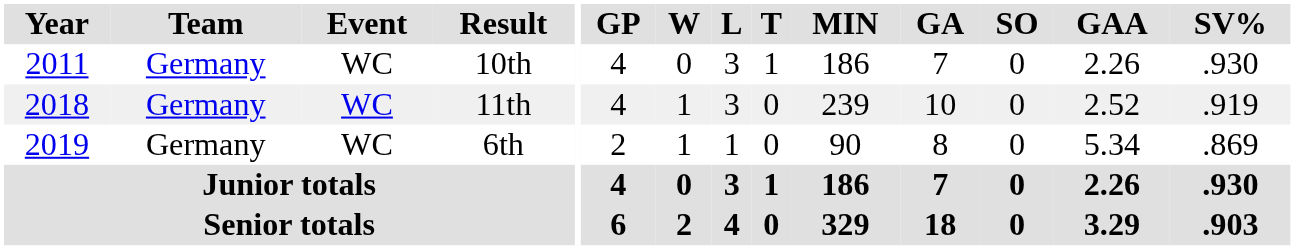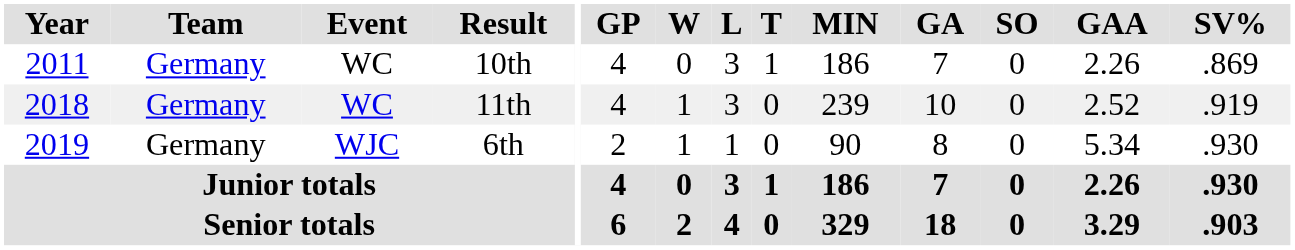(1230, 63) .930 -> (1230, 63) .869
(367, 144) WC -> (367, 144) WJC
(1230, 144) .869 -> (1230, 144) .930
